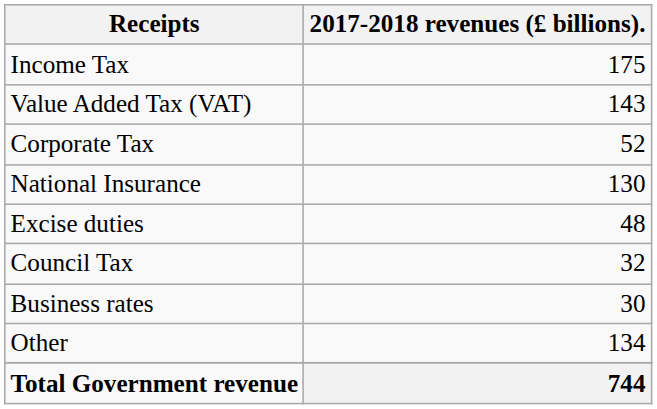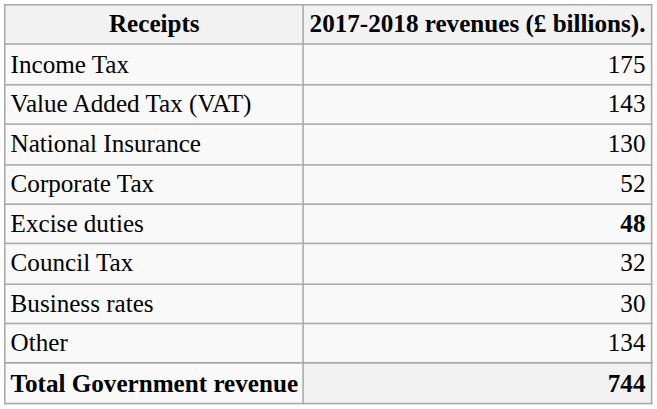rows swapped: (106, 183) <-> (82, 143)
(633, 223) normal -> (633, 223) bold
